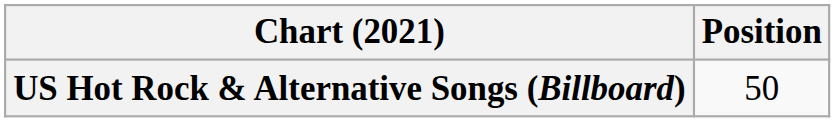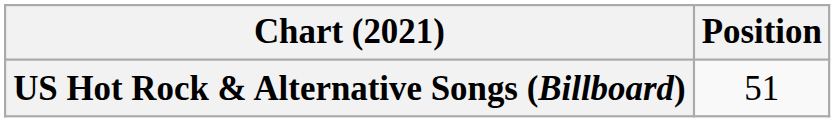(762, 87) 50 -> (762, 87) 51
